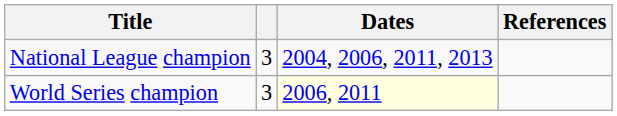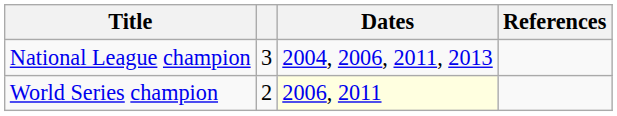(266, 92) 3 -> (266, 92) 2
